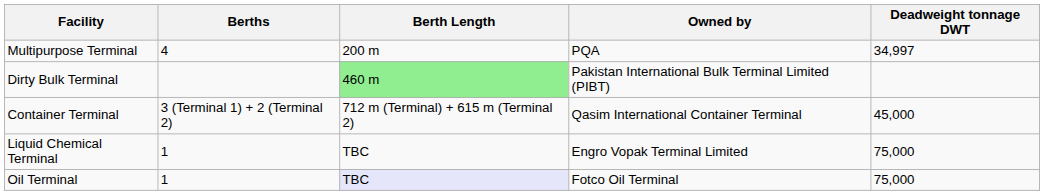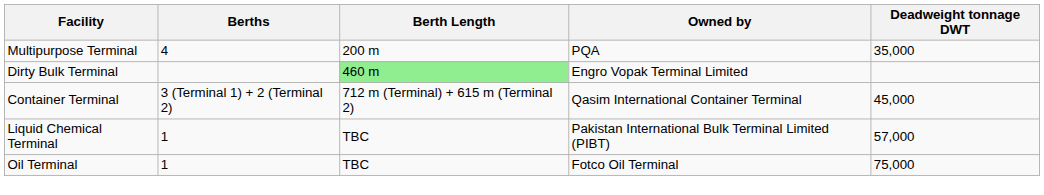(894, 51) 34,997 -> (894, 51) 35,000
(700, 79) Pakistan International Bulk Terminal Limited (PIBT) -> (660, 72) Engro Vopak Terminal Limited
(660, 151) Engro Vopak Terminal Limited -> (700, 136) Pakistan International Bulk Terminal Limited (PIBT)
(894, 151) 75,000 -> (894, 136) 57,000
(356, 180) lavender background -> (356, 165) no background
